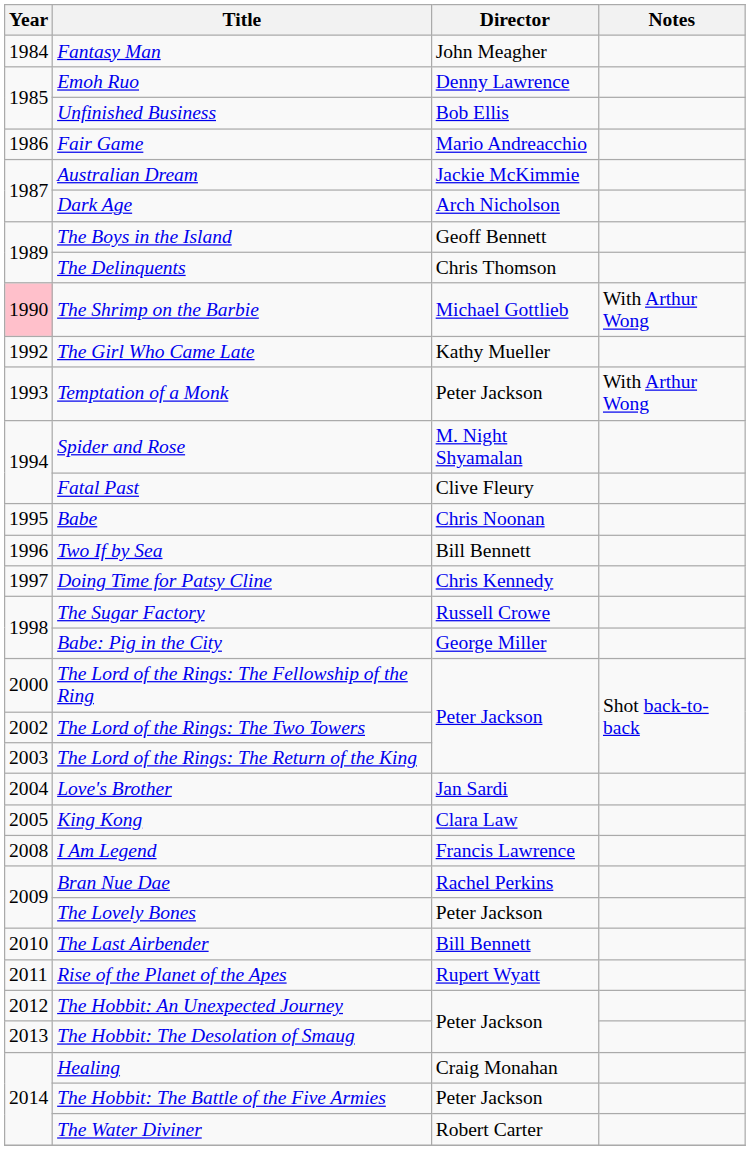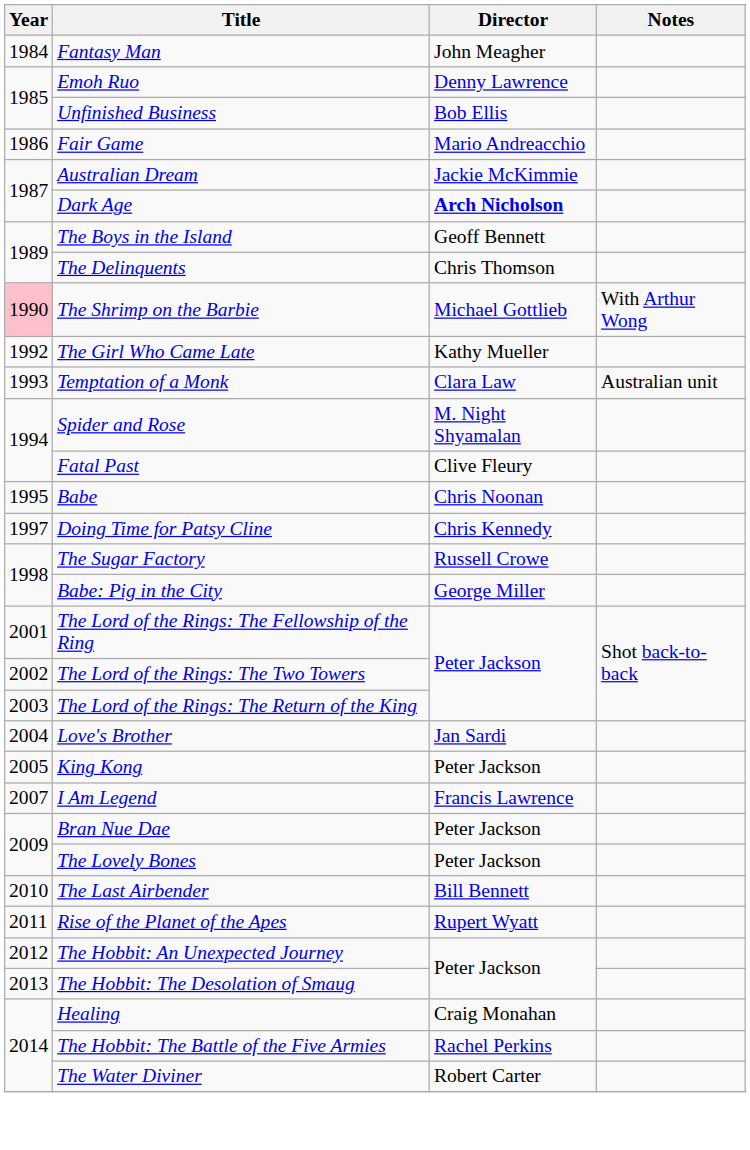(498, 205) normal -> (499, 205) bold
(489, 393) Peter Jackson -> (475, 382) Clara Law
(650, 393) With Arthur Wong -> (659, 382) Australian unit
- row: (110, 550)
(29, 685) 2000 -> (29, 632) 2001
(477, 819) Clara Law -> (487, 766) Peter Jackson
(29, 850) 2008 -> (29, 797) 2007
(494, 881) Rachel Perkins -> (487, 828) Peter Jackson
(489, 1098) Peter Jackson -> (493, 1045) Rachel Perkins
